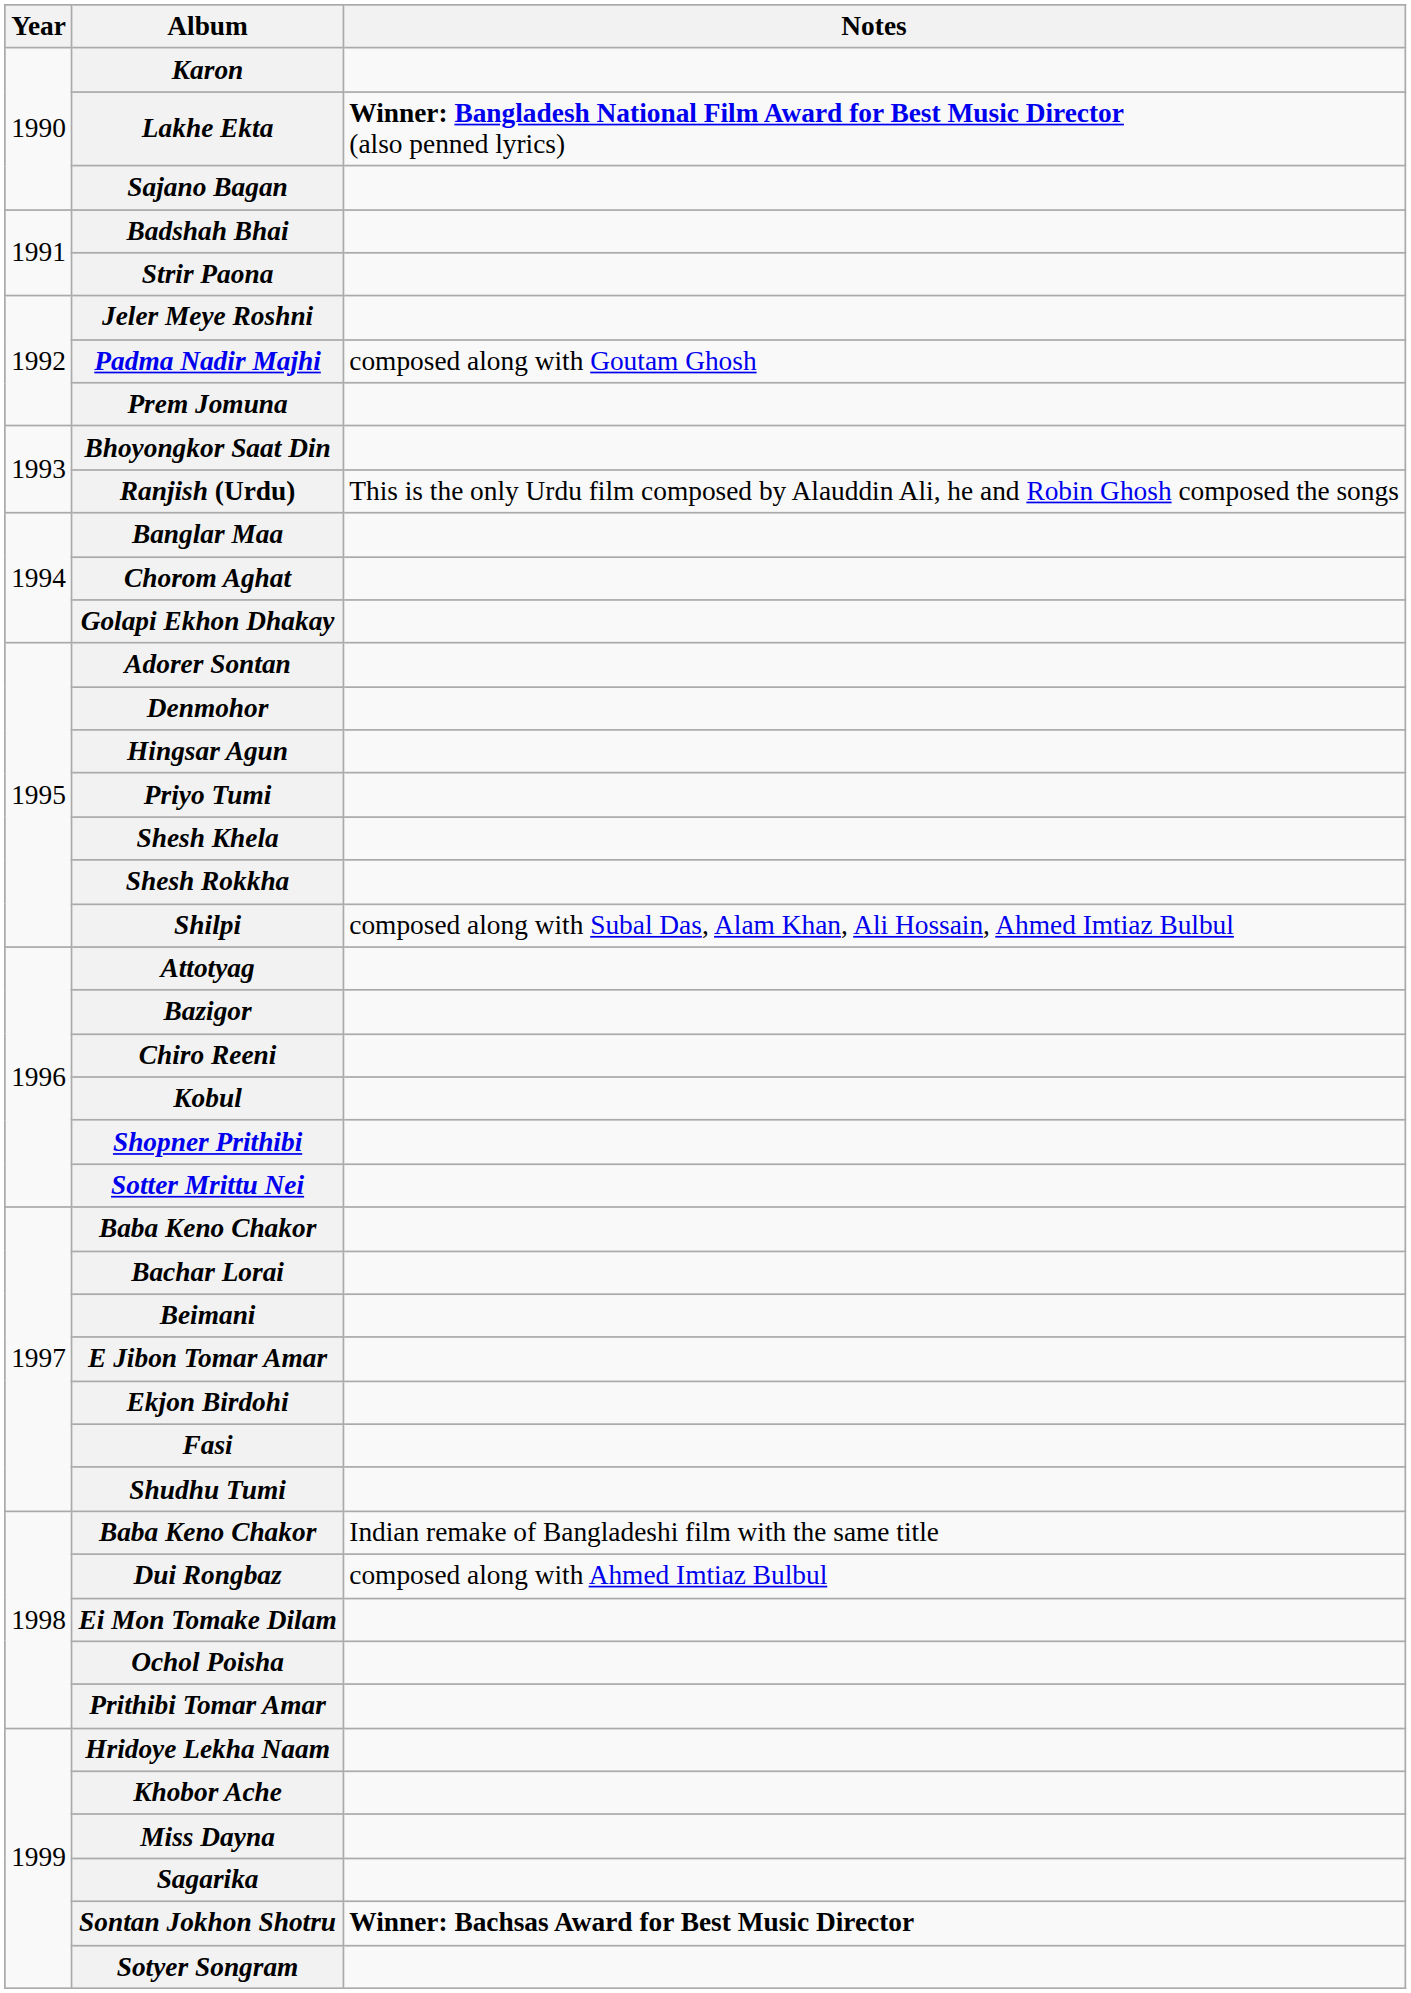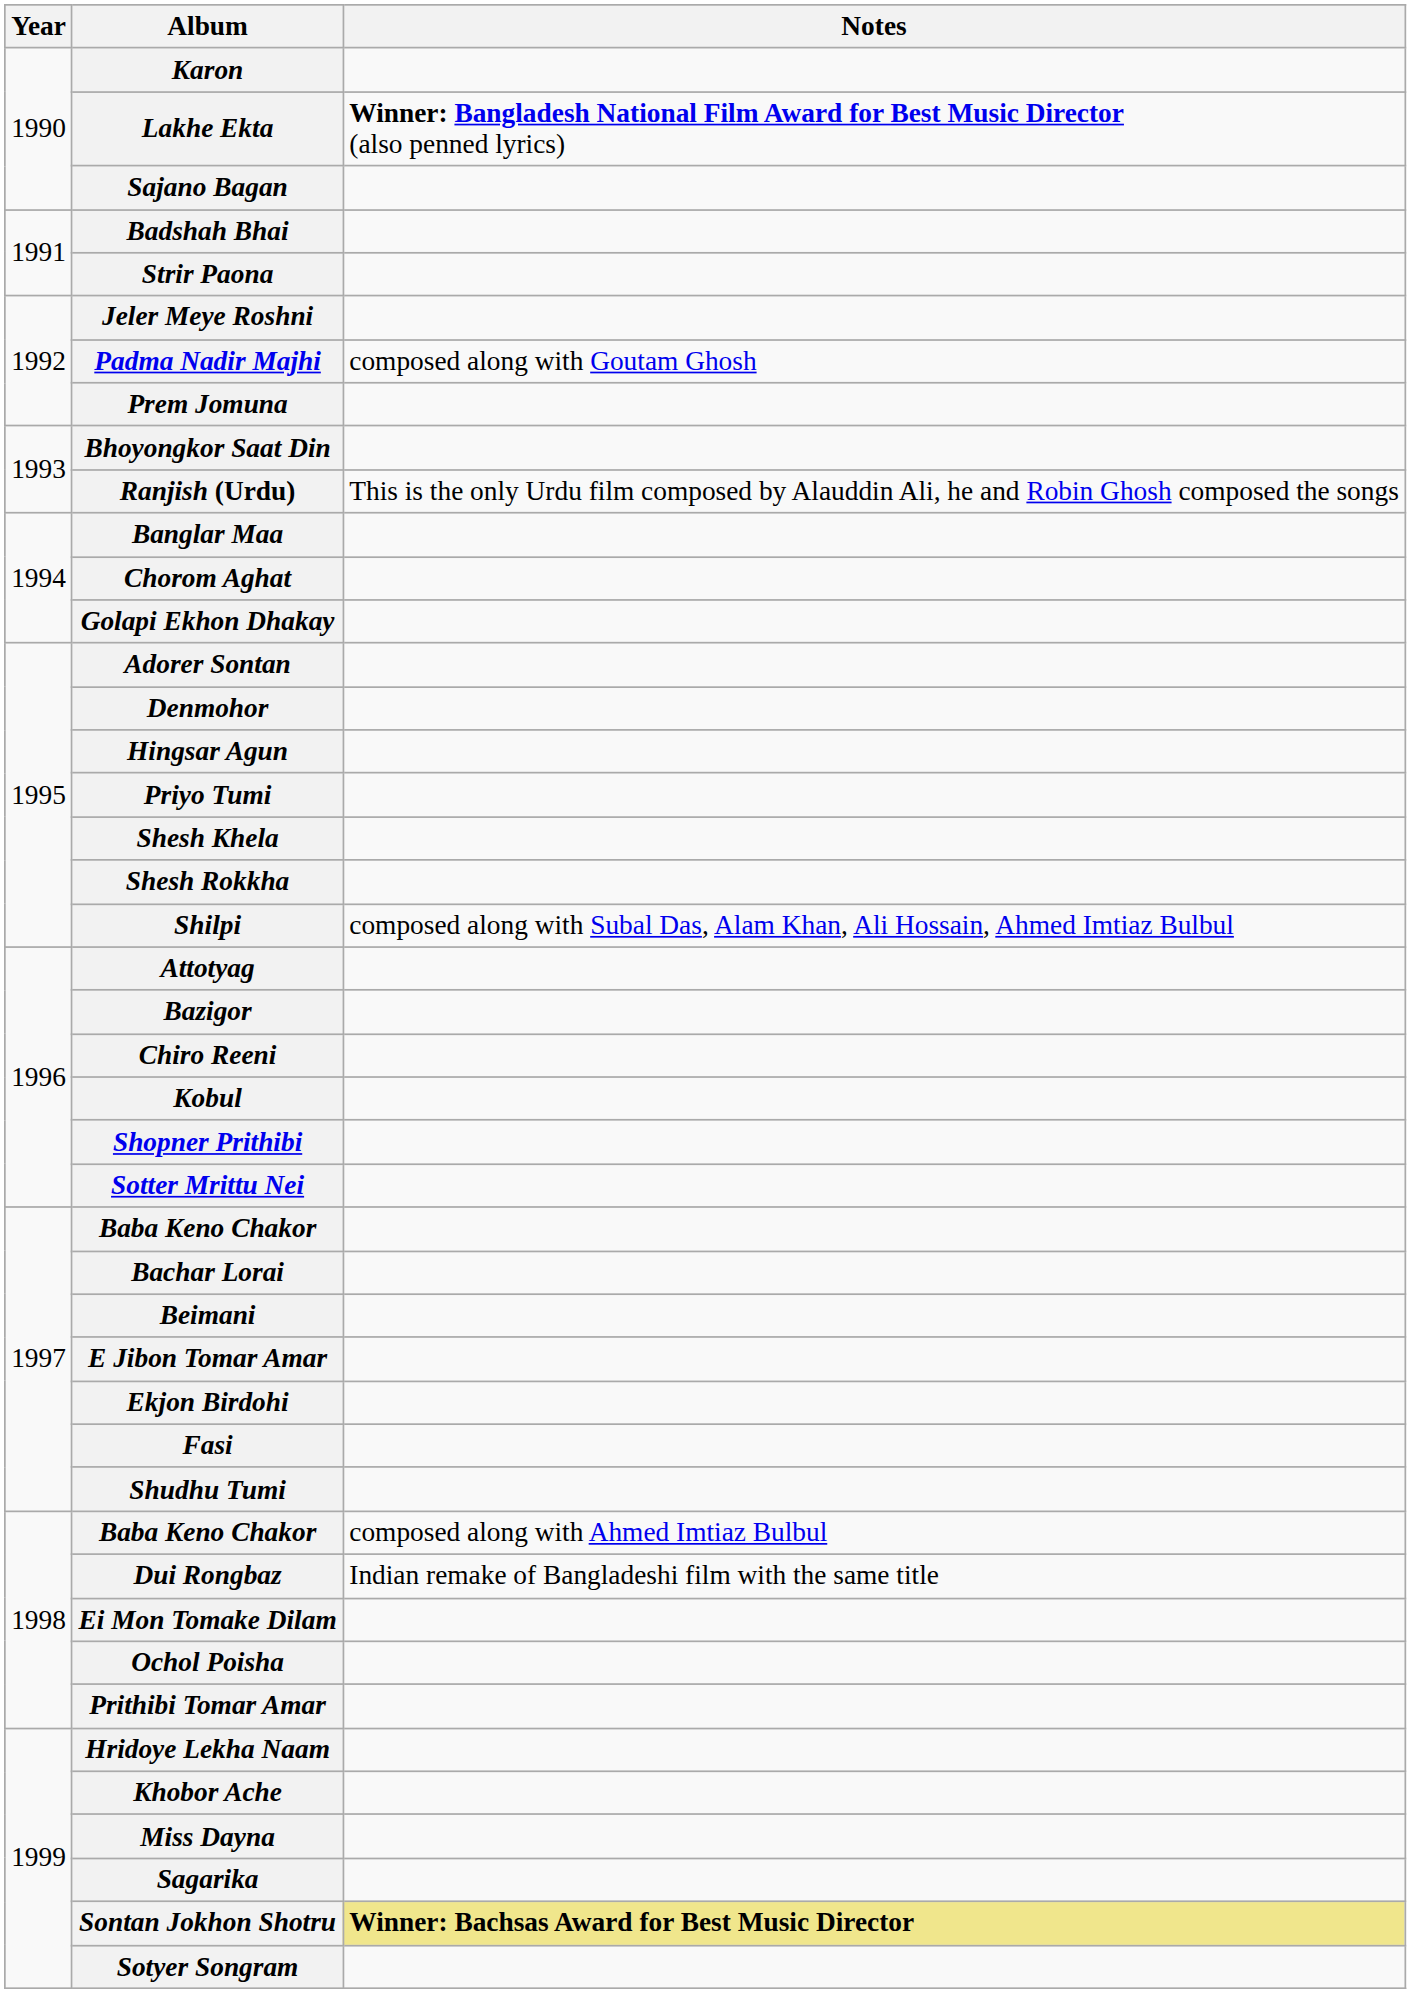(644, 1532) Indian remake of Bangladeshi film with the same title -> (588, 1532) composed along with Ahmed Imtiaz Bulbul
(588, 1575) composed along with Ahmed Imtiaz Bulbul -> (644, 1575) Indian remake of Bangladeshi film with the same title
(632, 1922) no background -> (632, 1922) khaki background
